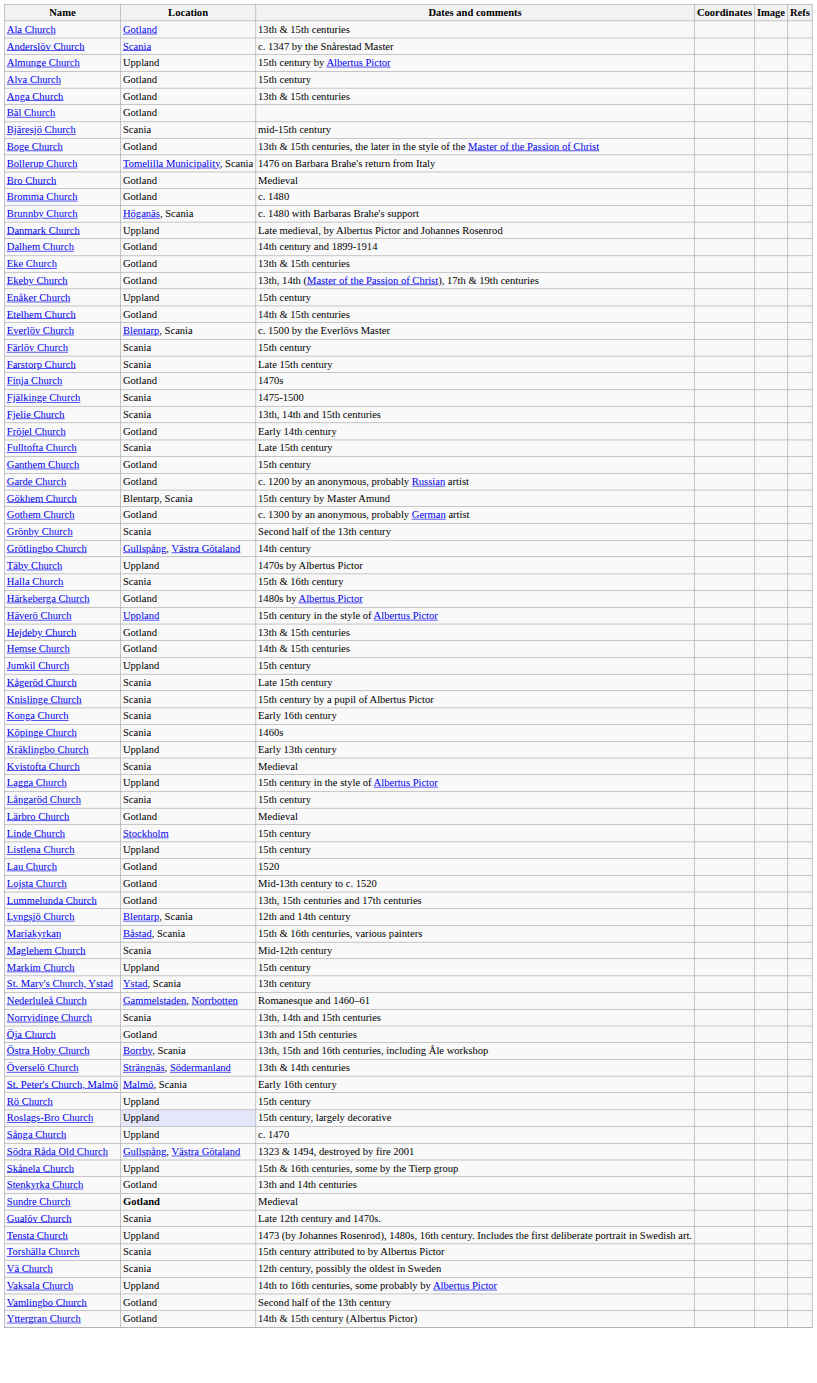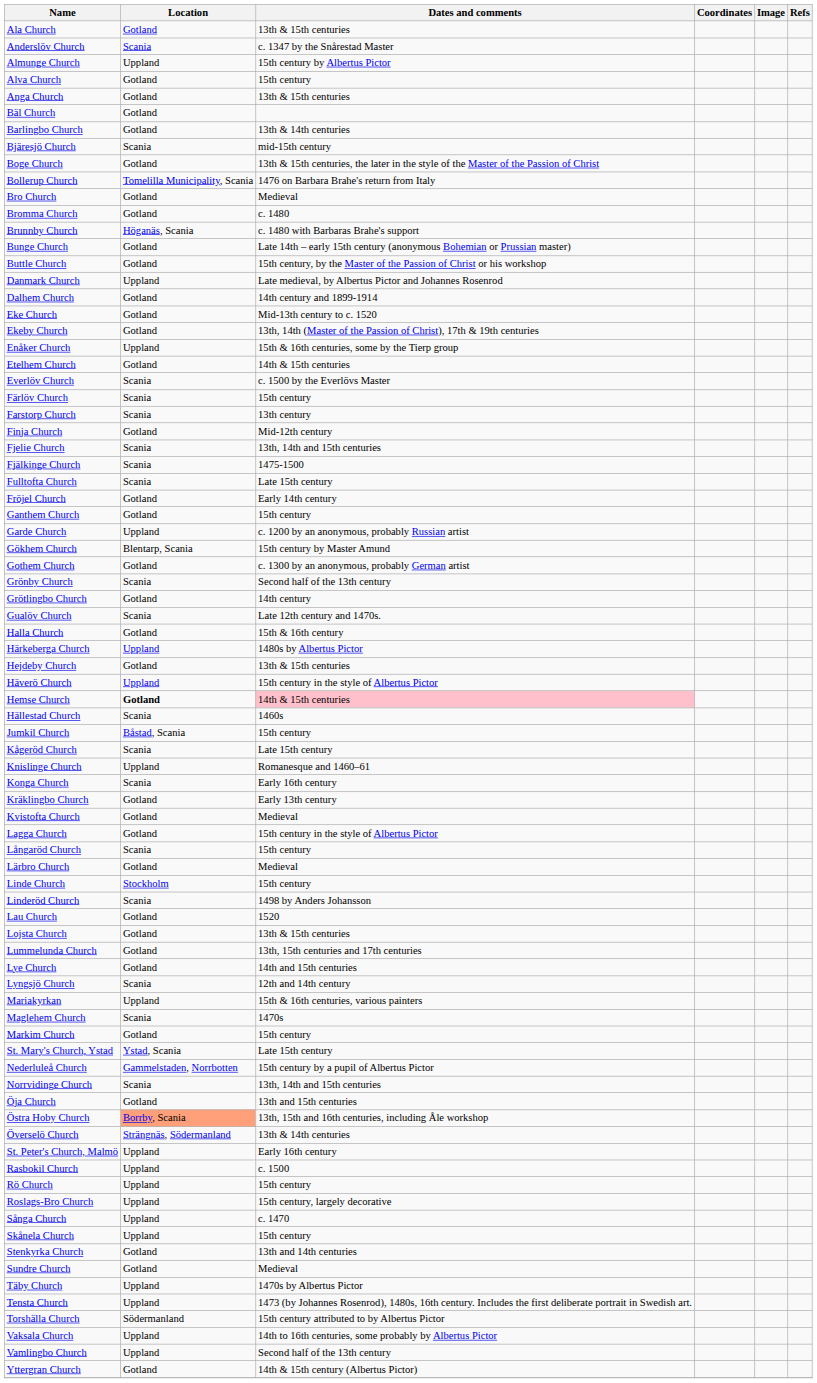+ row: (45, 130)
+ row: (37, 247)
+ row: (37, 264)
(304, 264) 13th & 15th centuries -> (317, 314) Mid-13th century to c. 1520
(285, 297) 15th century -> (358, 347) 15th & 16th centuries, some by the Tierp group
(158, 331) Blentarp, Scania -> (137, 381) Scania
(295, 364) Late 15th century -> (285, 414) 13th century
(271, 381) 1470s -> (295, 431) Mid-12th century
rows swapped: (44, 398) <-> (36, 414)
rows swapped: (36, 431) <-> (42, 448)
(140, 481) Gotland -> (141, 532) Uppland
(182, 548) Gullspång, Västra Götaland -> (140, 599) Gotland
rows swapped: (39, 1218) <-> (34, 565)
(137, 582) Scania -> (140, 632) Gotland
(140, 599) Gotland -> (141, 649) Uppland
rows swapped: (39, 615) <-> (42, 632)
(140, 649) normal -> (141, 699) bold
(304, 649) no background -> (304, 699) pink background
+ row: (44, 716)
(141, 666) Uppland -> (154, 733) Båstad, Scania
(137, 699) Scania -> (141, 766) Uppland
(346, 699) 15th century by a pupil of Albertus Pictor -> (314, 766) Romanesque and 1460–61
- row: (42, 733)
(141, 749) Uppland -> (140, 800) Gotland
(137, 766) Scania -> (140, 816) Gotland
(141, 783) Uppland -> (140, 833) Gotland
+ row: (43, 900)
- row: (41, 850)
(317, 883) Mid-13th century to c. 1520 -> (304, 933) 13th & 15th centuries
+ row: (32, 967)
(158, 917) Blentarp, Scania -> (137, 984) Scania
(154, 933) Båstad, Scania -> (141, 1000) Uppland
(295, 950) Mid-12th century -> (271, 1017) 1470s
(141, 967) Uppland -> (140, 1034) Gotland
(285, 984) 13th century -> (295, 1051) Late 15th century
(314, 1000) Romanesque and 1460–61 -> (346, 1067) 15th century by a pupil of Albertus Pictor
(154, 1051) no background -> (154, 1118) lightsalmon background
(155, 1084) Malmö, Scania -> (141, 1151) Uppland
+ row: (42, 1168)
(141, 1118) lavender background -> (141, 1201) no background
- row: (57, 1151)
(358, 1168) 15th & 16th centuries, some by the Tierp group -> (285, 1235) 15th century
(141, 1201) bold -> (140, 1268) normal
(137, 1252) Scania -> (153, 1319) Södermanland
- row: (30, 1268)
(140, 1302) Gotland -> (141, 1352) Uppland
